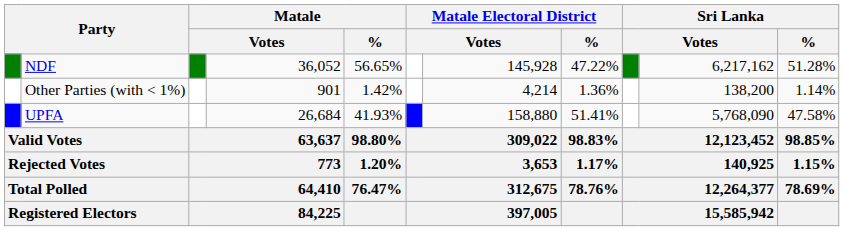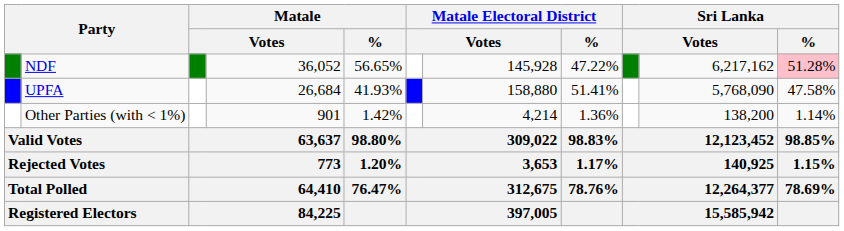(811, 66) no background -> (811, 66) pink background
rows swapped: (44, 115) <-> (105, 90)
